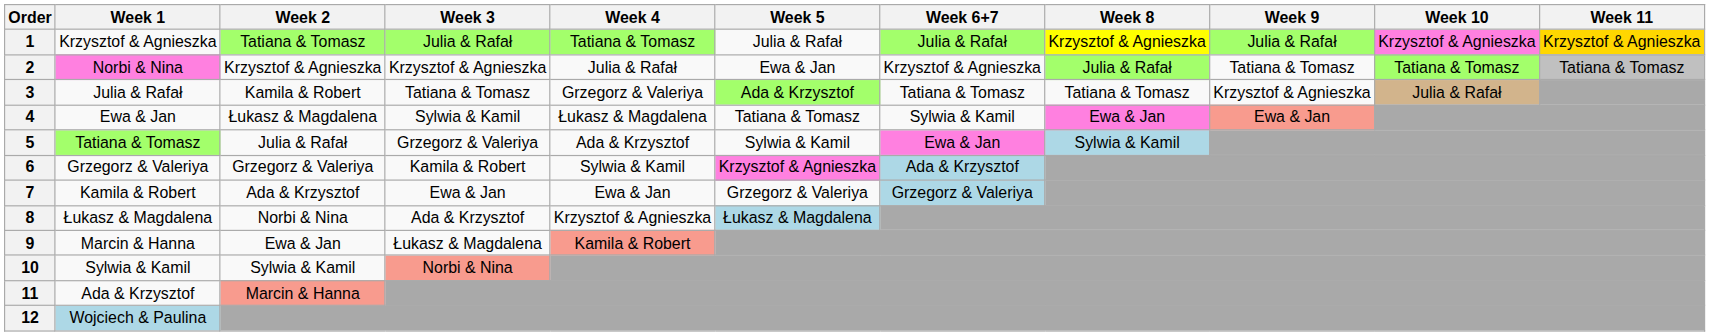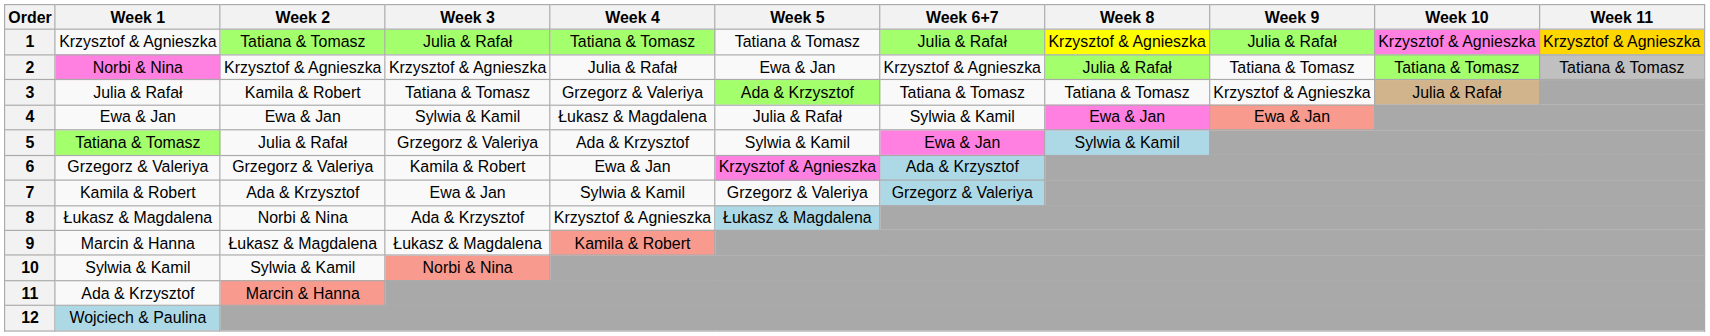(797, 42) Julia & Rafał -> (797, 42) Tatiana & Tomasz
(303, 117) Łukasz & Magdalena -> (303, 117) Ewa & Jan
(797, 117) Tatiana & Tomasz -> (797, 117) Julia & Rafał
(633, 167) Sylwia & Kamil -> (633, 167) Ewa & Jan
(633, 192) Ewa & Jan -> (633, 192) Sylwia & Kamil
(303, 242) Ewa & Jan -> (303, 242) Łukasz & Magdalena
